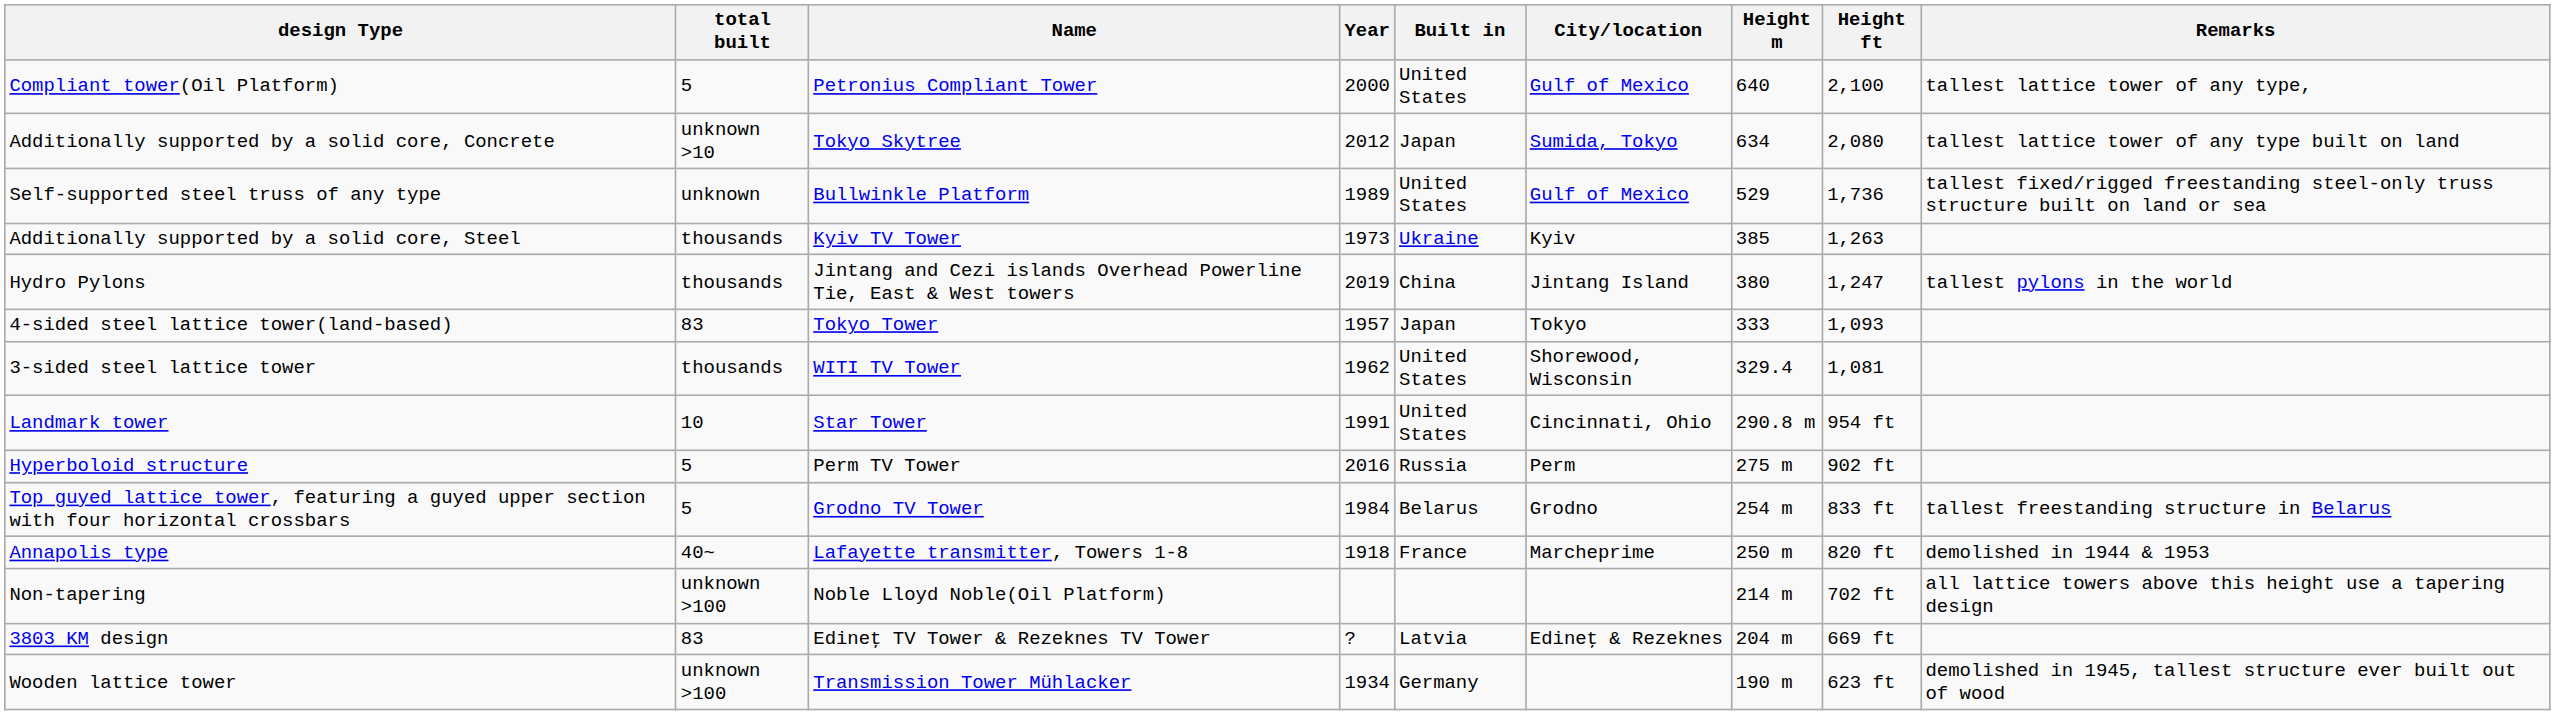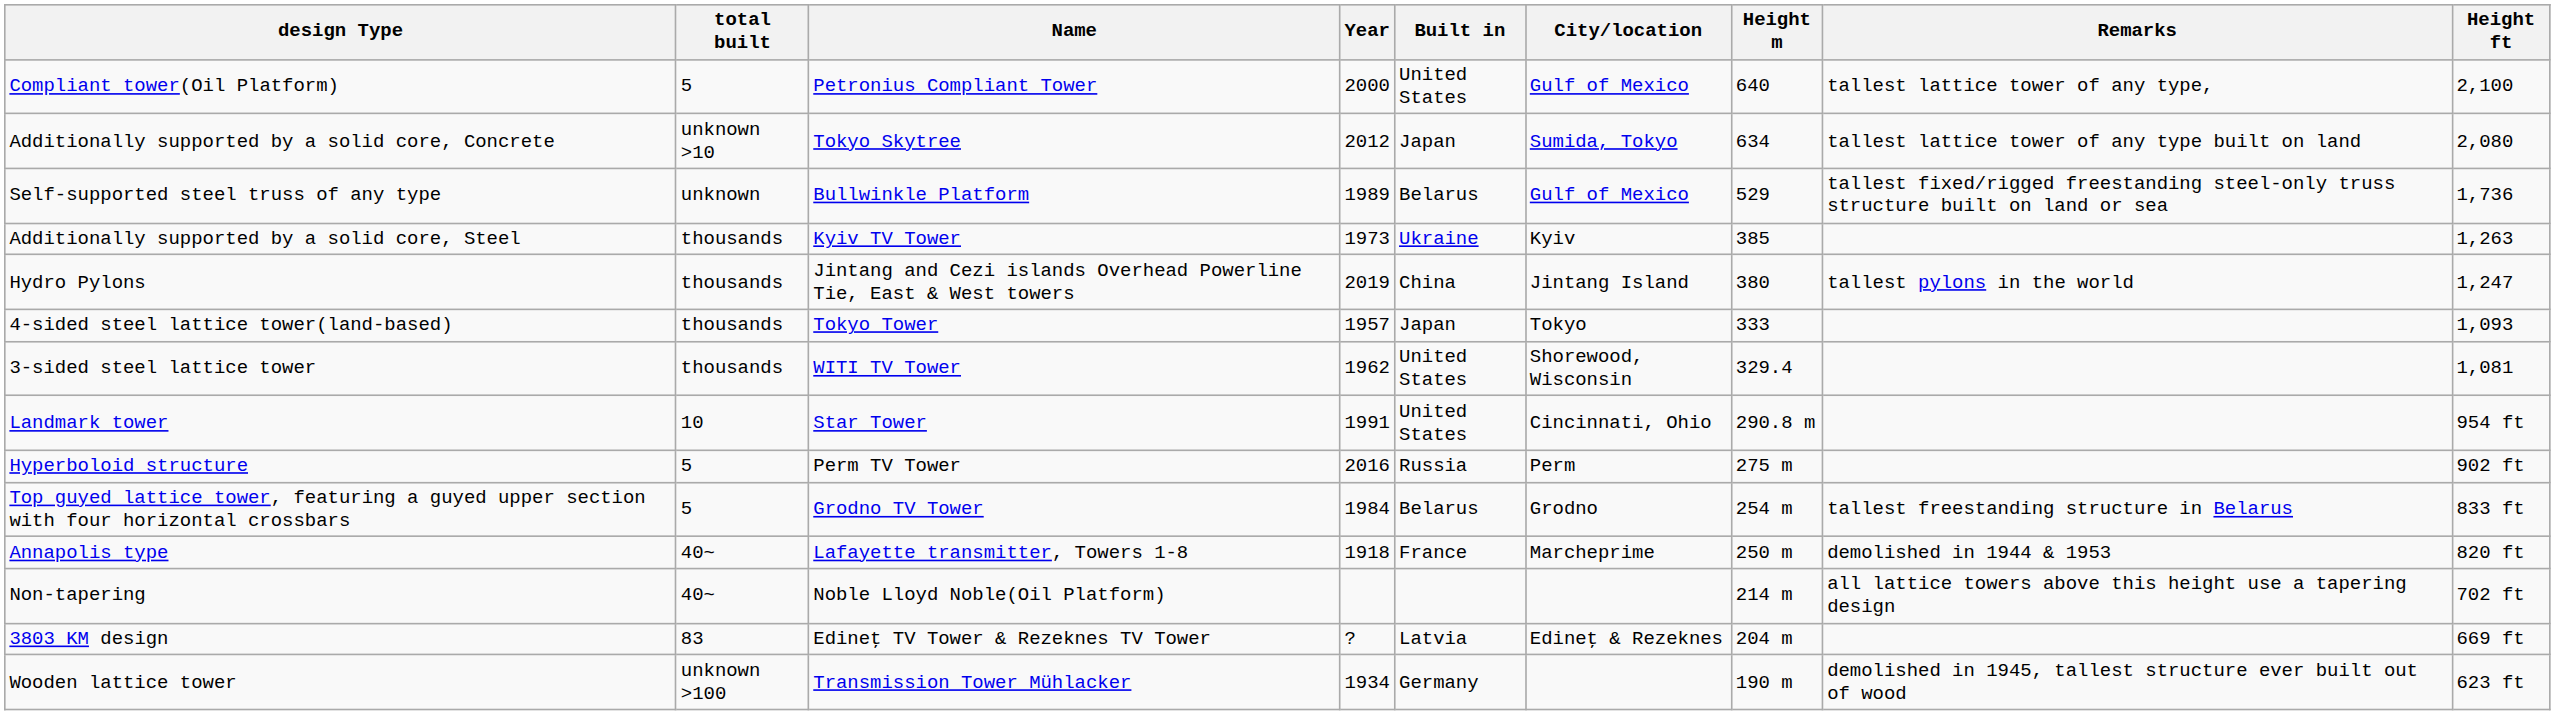columns swapped: (1872, 32) <-> (2236, 32)
(1433, 195) United States -> (1439, 195) Belarus
(692, 325) 83 -> (732, 325) thousands
(721, 595) unknown >100 -> (698, 595) 40~
